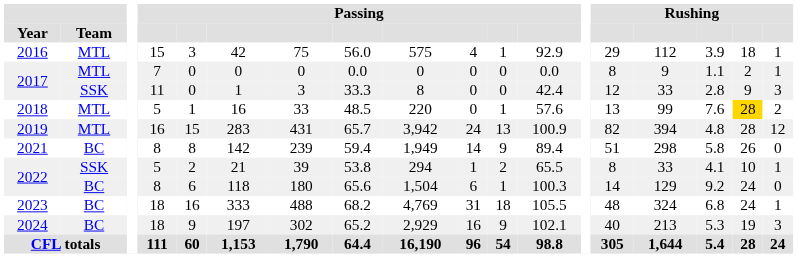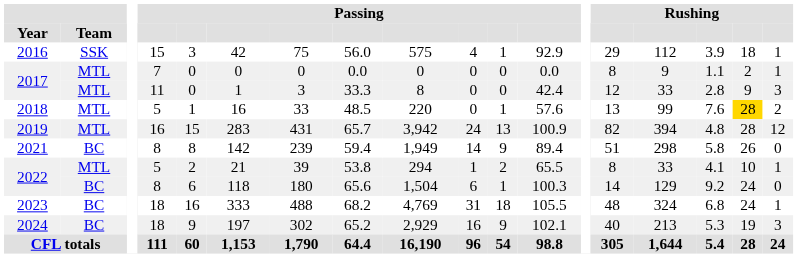(94, 52) MTL -> (94, 52) SSK
(94, 90) SSK -> (94, 90) MTL
(94, 167) SSK -> (94, 167) MTL
